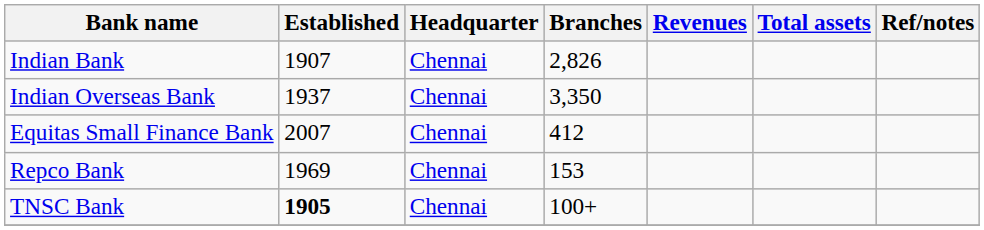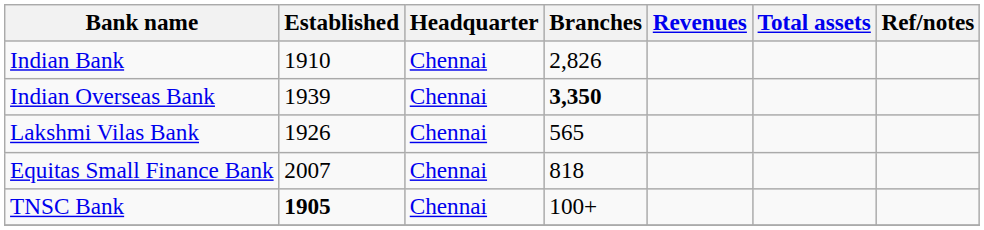(308, 59) 1907 -> (308, 59) 1910
(308, 96) 1937 -> (308, 96) 1939
(575, 96) normal -> (575, 96) bold
+ row: (105, 133)
(567, 133) 412 -> (567, 170) 818
- row: (67, 170)
